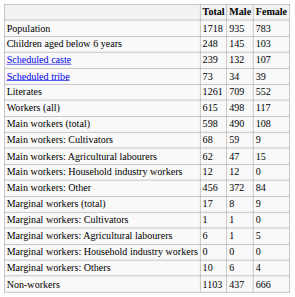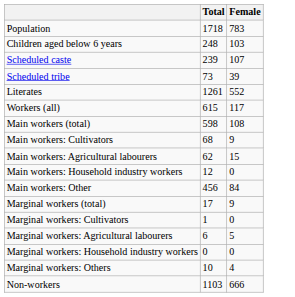- column: (240, 12)
